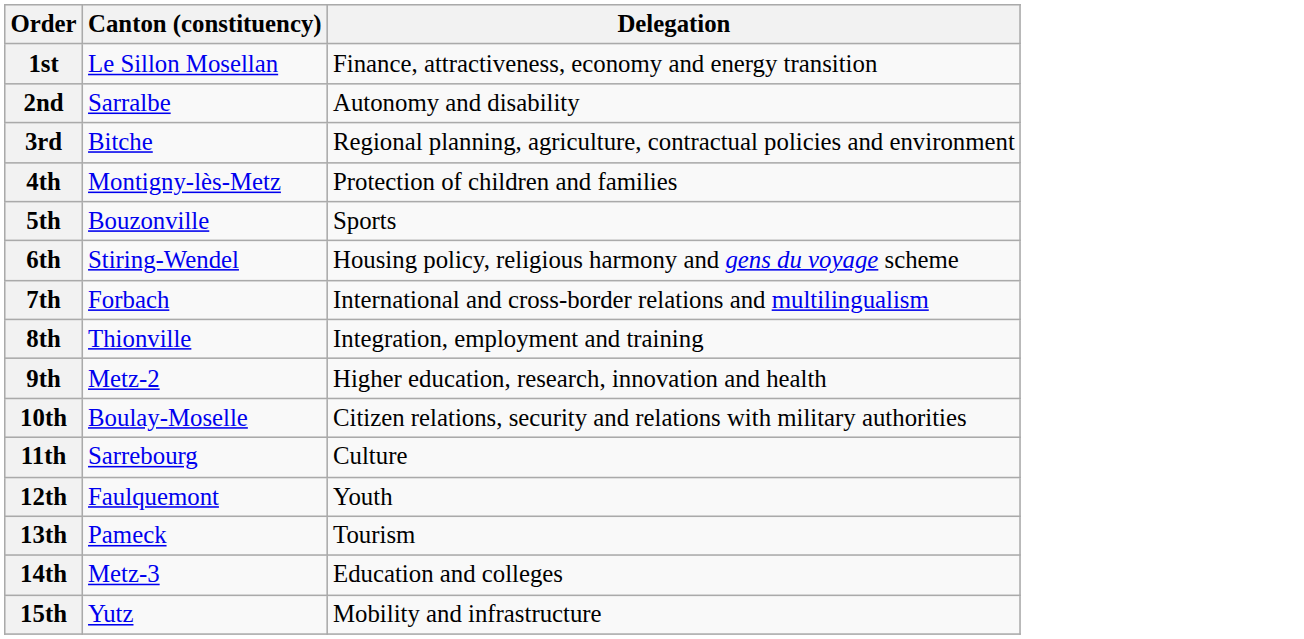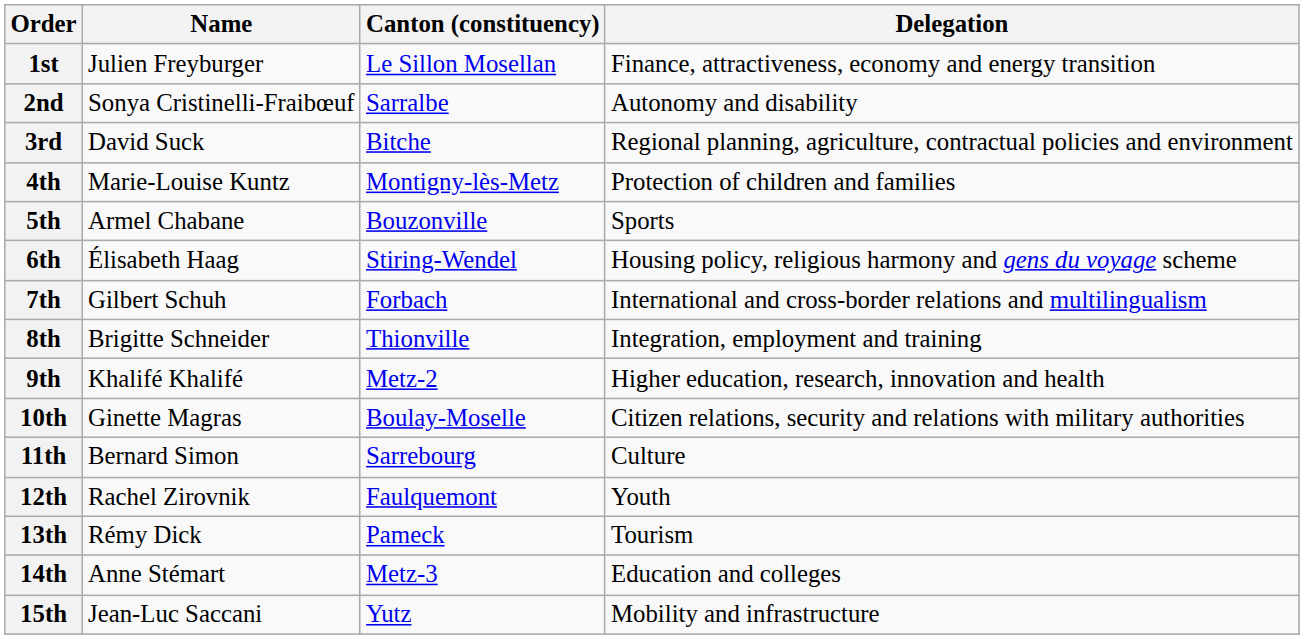+ column: (221, 24)
